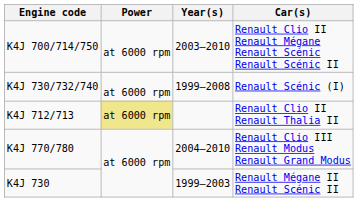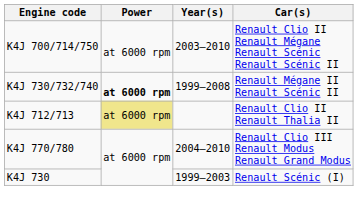(137, 93) normal -> (137, 93) bold
(290, 87) Renault Scénic (I) -> (287, 87) Renault Mégane II Renault Scénic II
(287, 183) Renault Mégane II Renault Scénic II -> (290, 177) Renault Scénic (I)
